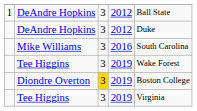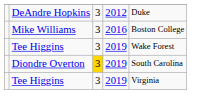- row: (9, 13)
(162, 47) South Carolina -> (158, 30) Boston College
(163, 81) Boston College -> (157, 64) South Carolina
